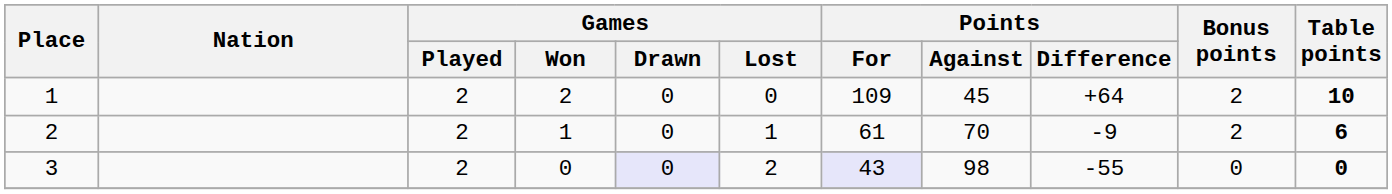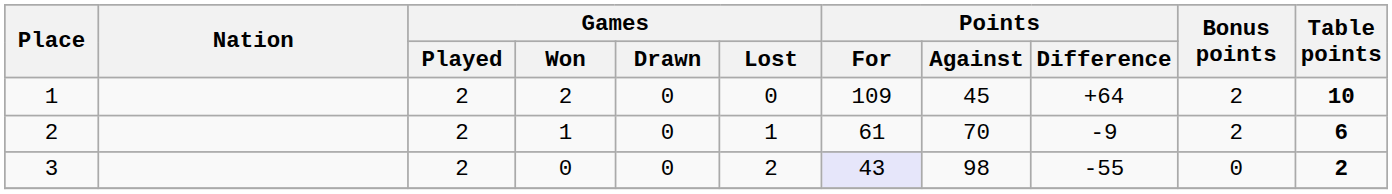(668, 170) lavender background -> (668, 170) no background
(1341, 170) 0 -> (1341, 170) 2
